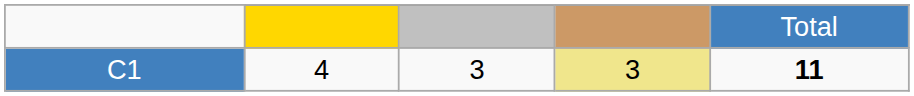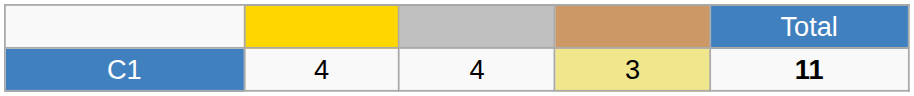(477, 70) 3 -> (477, 70) 4
